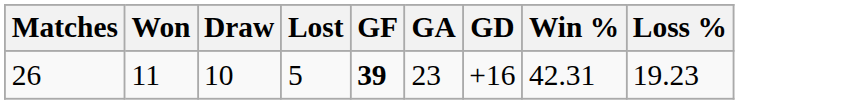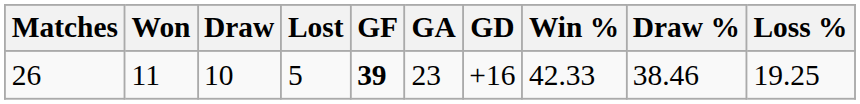+ column: (686, 27)
(562, 74) 42.31 -> (562, 74) 42.33
(666, 74) 19.23 -> (787, 74) 19.25
